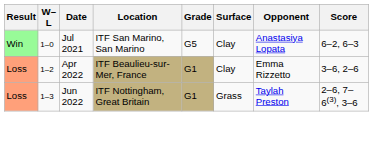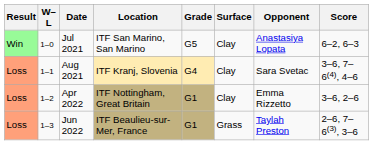+ row: (72, 70)
(133, 69) ITF Beaulieu-sur-Mer, France -> (130, 98) ITF Nottingham, Great Britain
(130, 96) ITF Nottingham, Great Britain -> (133, 125) ITF Beaulieu-sur-Mer, France
